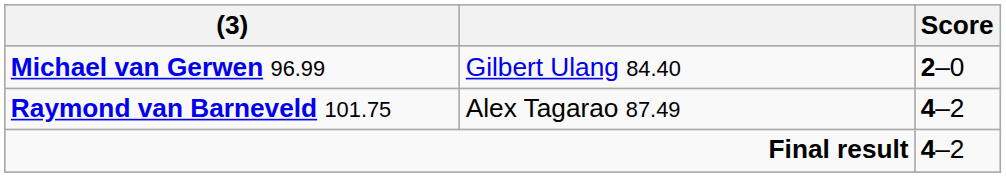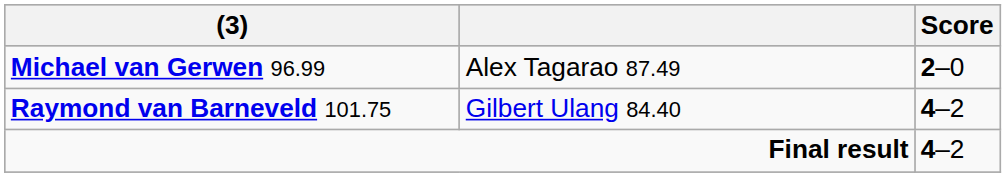(573, 66) Gilbert Ulang 84.40 -> (573, 66) Alex Tagarao 87.49
(573, 108) Alex Tagarao 87.49 -> (573, 108) Gilbert Ulang 84.40
